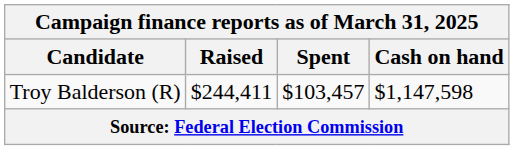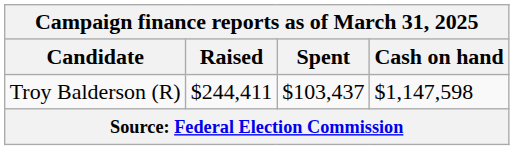(323, 91) $103,457 -> (323, 91) $103,437
